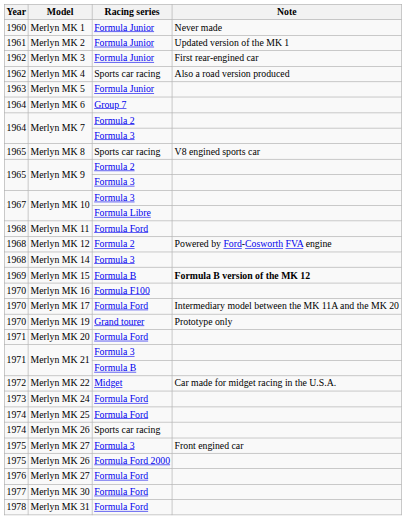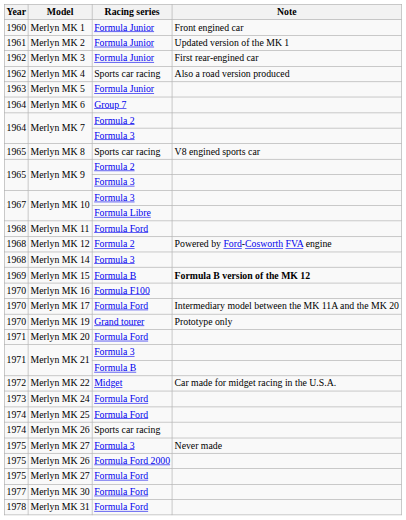(198, 27) Never made -> (209, 27) Front engined car
(209, 445) Front engined car -> (198, 445) Never made
(16, 476) 1976 -> (16, 476) 1975
